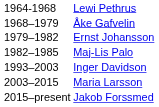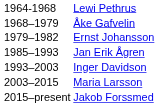- row: (103, 53)
+ row: (109, 53)
